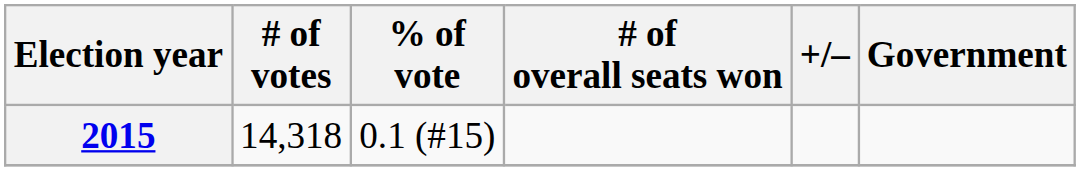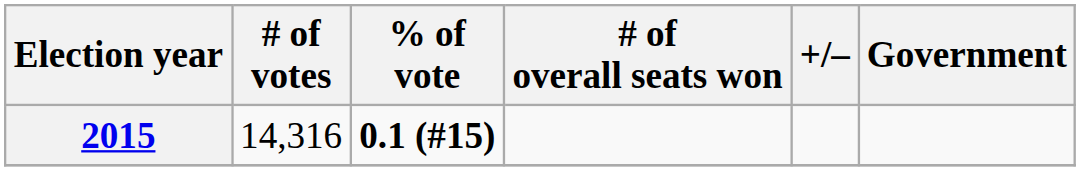(291, 134) 14,318 -> (291, 134) 14,316
(427, 134) normal -> (427, 134) bold
